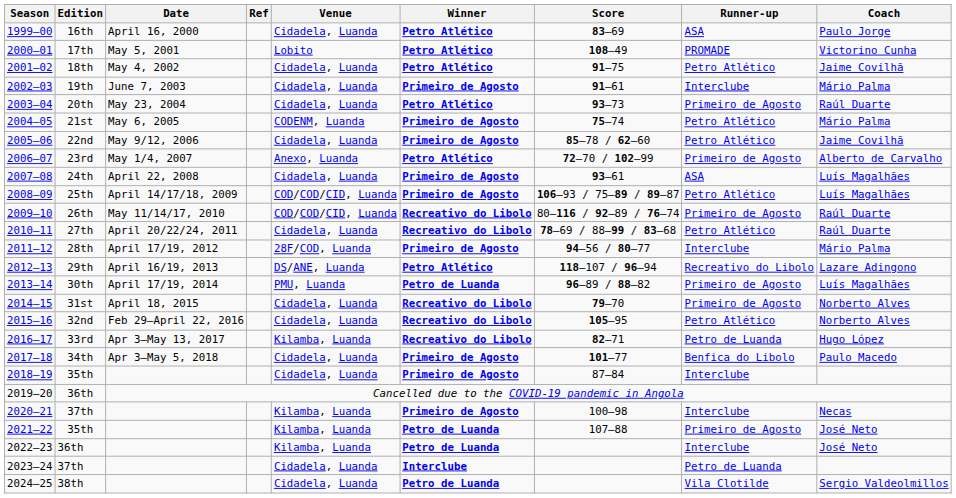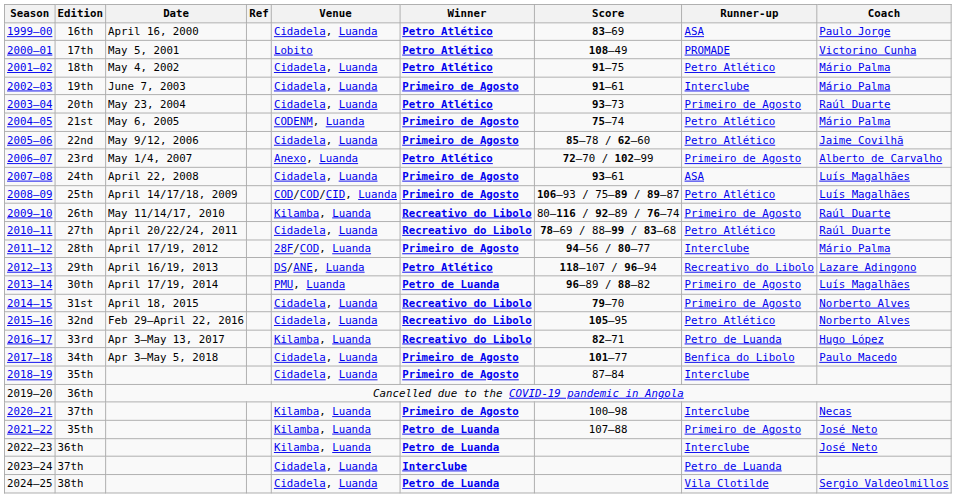(861, 67) Jaime Covilhã -> (855, 67) Mário Palma
(335, 212) COD/COD/CID, Luanda -> (322, 212) Kilamba, Luanda
